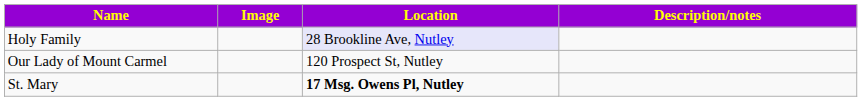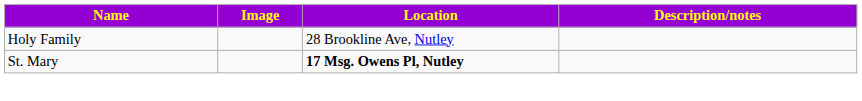(380, 38) lavender background -> (380, 38) no background
- row: (87, 61)
